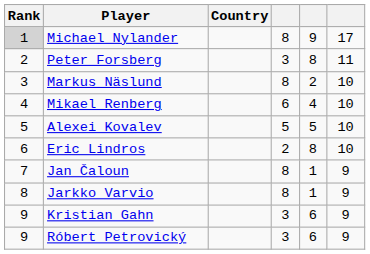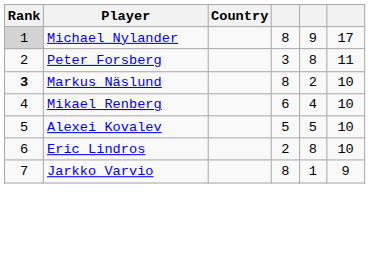(24, 82) normal -> (24, 82) bold
- row: (88, 171)
(24, 194) 8 -> (24, 171) 7
- row: (100, 216)
- row: (117, 238)
